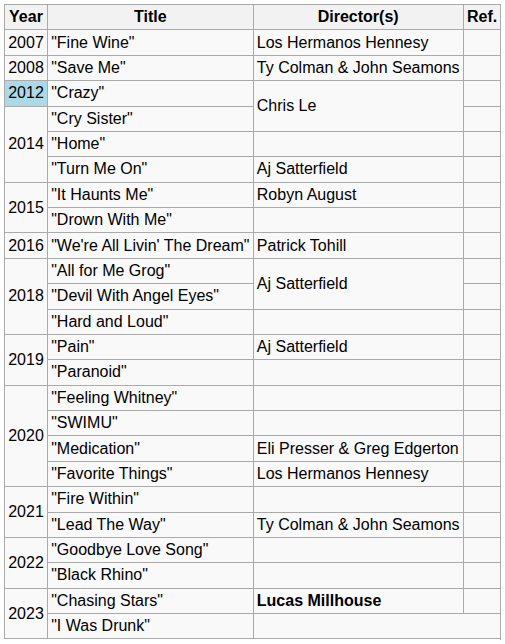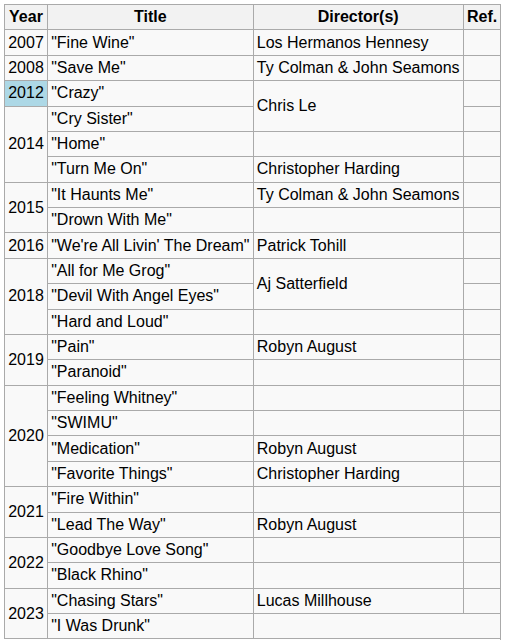(302, 169) Aj Satterfield -> (328, 169) Christopher Harding
(307, 194) Robyn August -> (358, 194) Ty Colman & John Seamons
(302, 347) Aj Satterfield -> (307, 347) Robyn August
(358, 448) Eli Presser & Greg Edgerton -> (307, 448) Robyn August
(343, 473) Los Hermanos Hennesy -> (328, 473) Christopher Harding
(358, 524) Ty Colman & John Seamons -> (307, 524) Robyn August
(319, 600) bold -> (314, 600) normal
